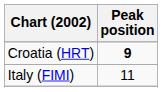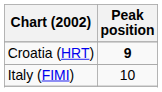(127, 75) 11 -> (127, 75) 10
